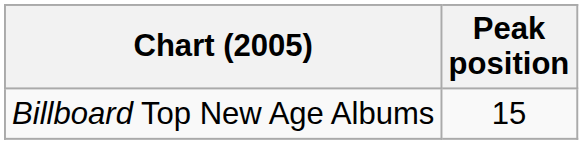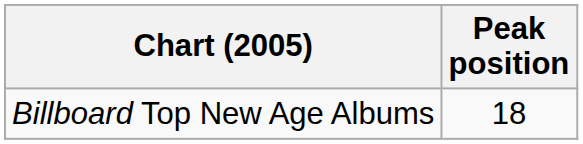(509, 113) 15 -> (509, 113) 18
